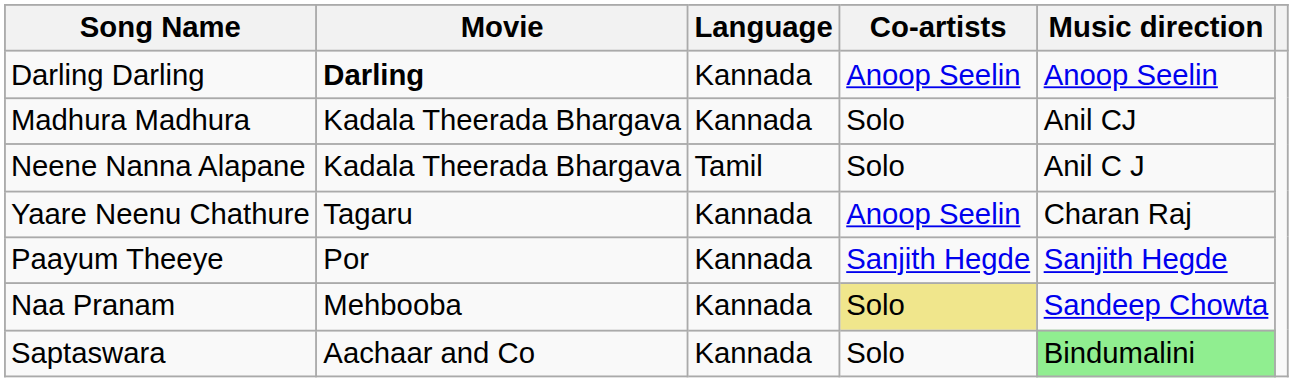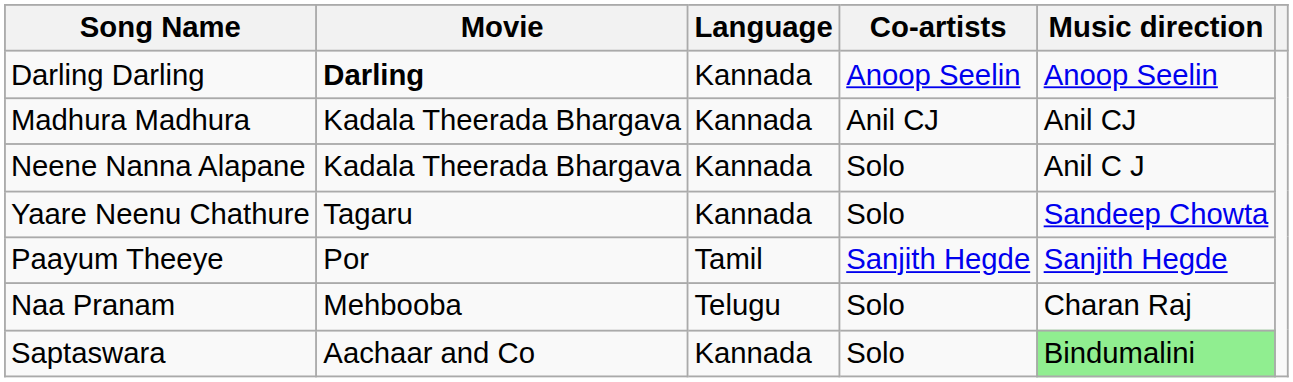(876, 120) Solo -> (893, 120) Anil CJ
(729, 167) Tamil -> (753, 167) Kannada
(933, 213) Anoop Seelin -> (876, 213) Solo
(1118, 213) Charan Raj -> (1156, 213) Sandeep Chowta
(753, 259) Kannada -> (729, 259) Tamil
(753, 306) Kannada -> (738, 306) Telugu
(876, 306) khaki background -> (876, 306) no background
(1156, 306) Sandeep Chowta -> (1118, 306) Charan Raj
